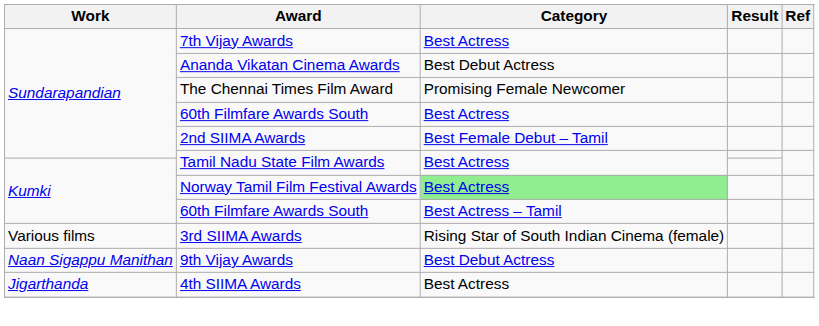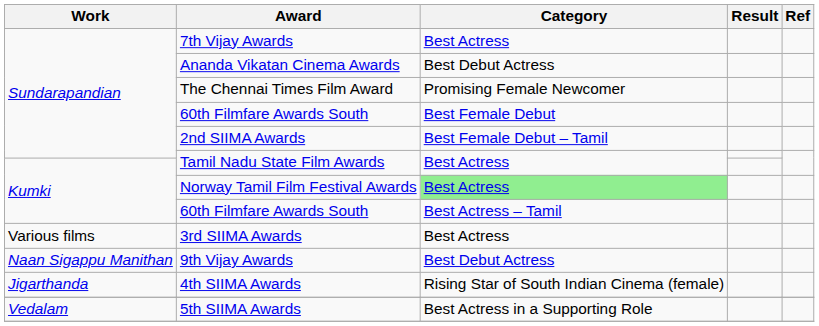(466, 114) Best Actress -> (489, 114) Best Female Debut
(574, 235) Rising Star of South Indian Cinema (female) -> (466, 235) Best Actress
(466, 284) Best Actress -> (574, 284) Rising Star of South Indian Cinema (female)
+ row: (38, 308)
